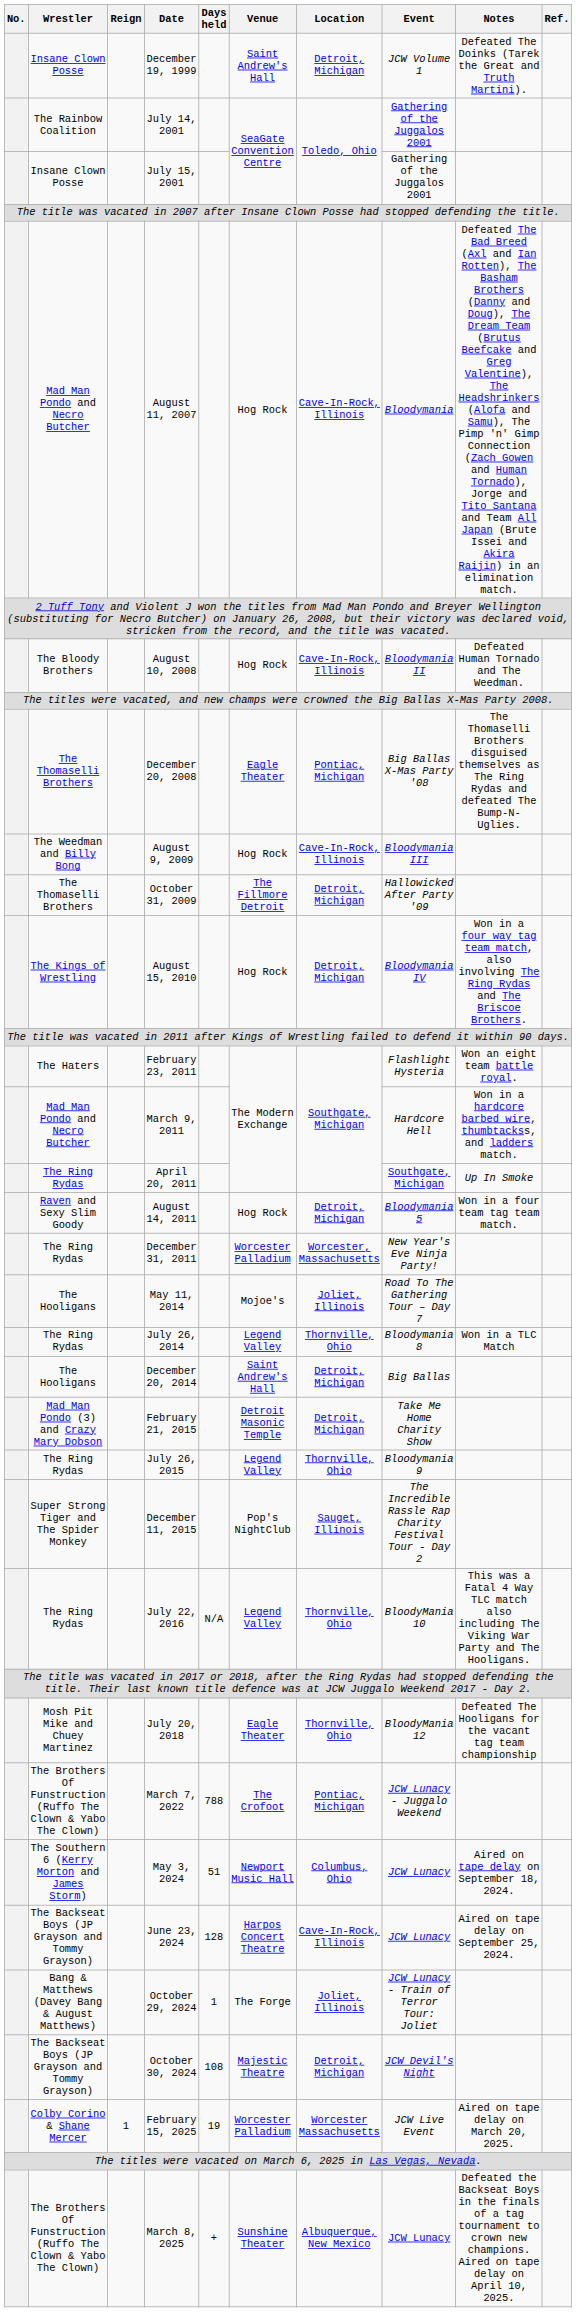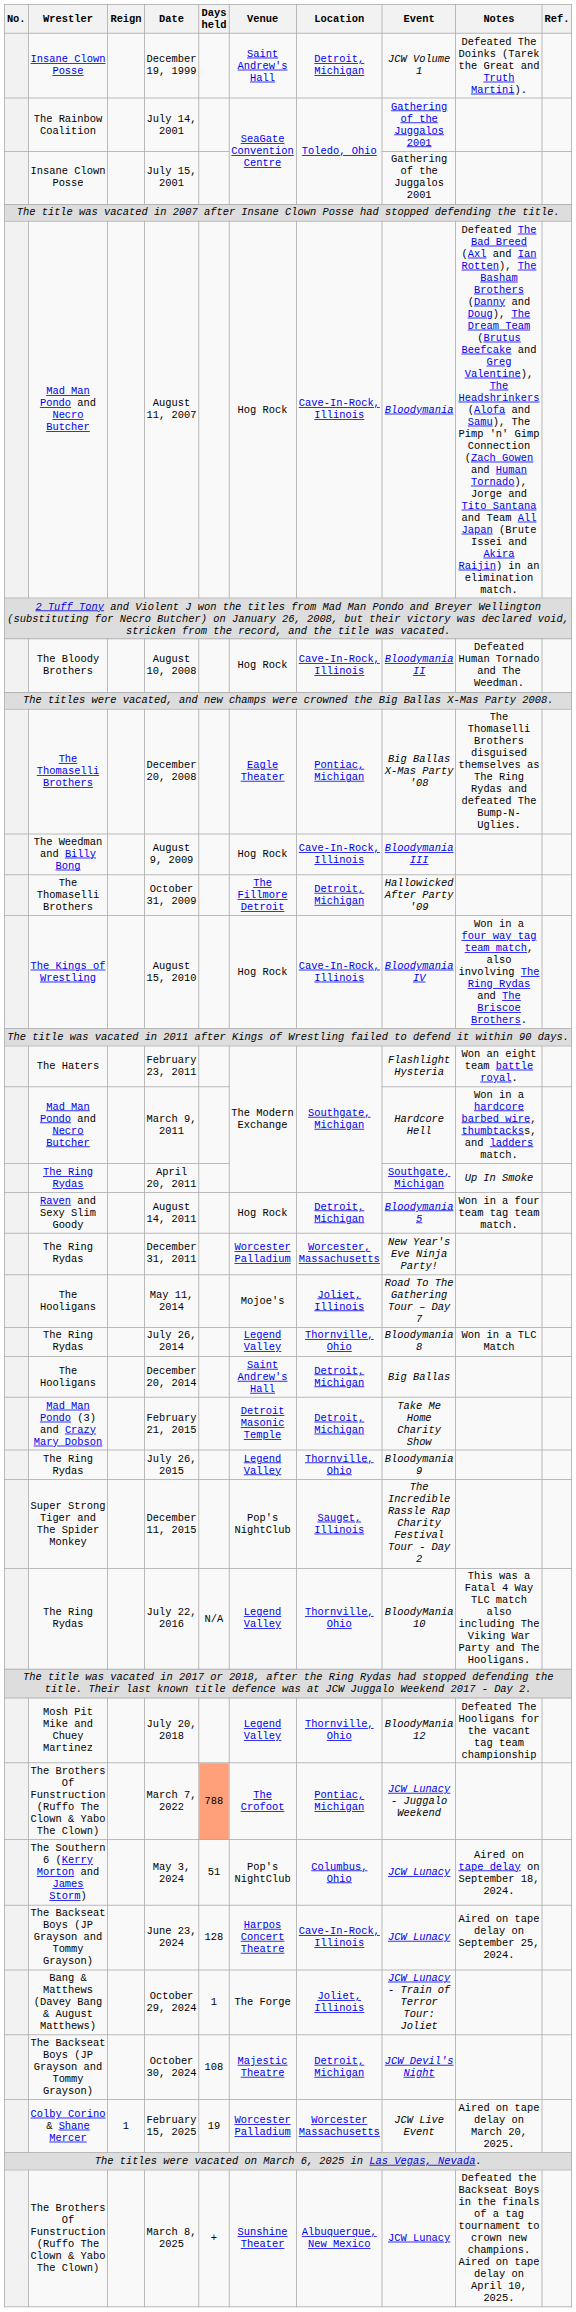(339, 972) Detroit, Michigan -> (339, 972) Cave-In-Rock, Illinois
(263, 1731) Eagle Theater -> (263, 1731) Legend Valley
(214, 1801) no background -> (214, 1801) lightsalmon background
(263, 1872) Newport Music Hall -> (263, 1872) Pop's NightClub
